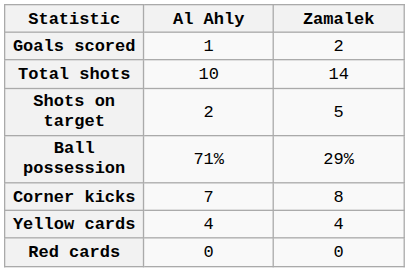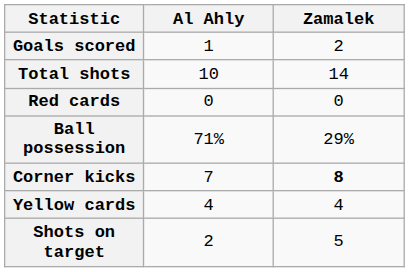rows swapped: (74, 112) <-> (74, 252)
(339, 197) normal -> (339, 177) bold
